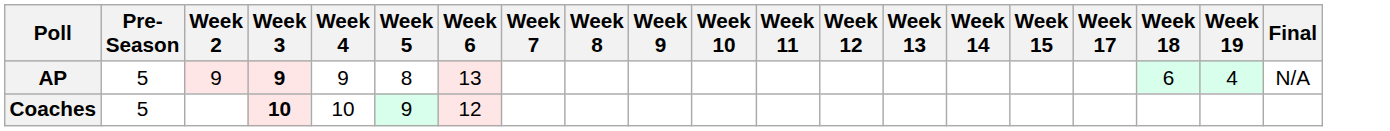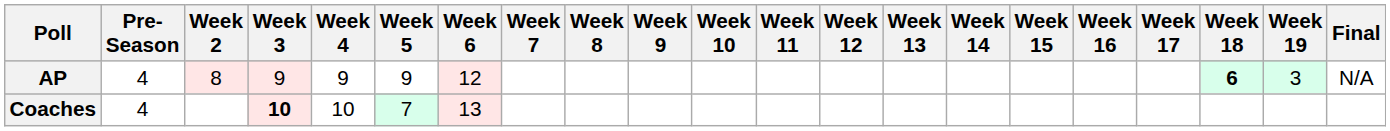+ column: (1105, 33)
(143, 77) 5 -> (143, 77) 4
(216, 77) 9 -> (216, 77) 8
(280, 77) bold -> (280, 77) normal
(407, 77) 8 -> (407, 77) 9
(470, 77) 13 -> (470, 77) 12
(1168, 77) normal -> (1232, 77) bold
(1232, 77) 4 -> (1295, 77) 3
(143, 110) 5 -> (143, 110) 4
(407, 110) 9 -> (407, 110) 7
(470, 110) 12 -> (470, 110) 13
